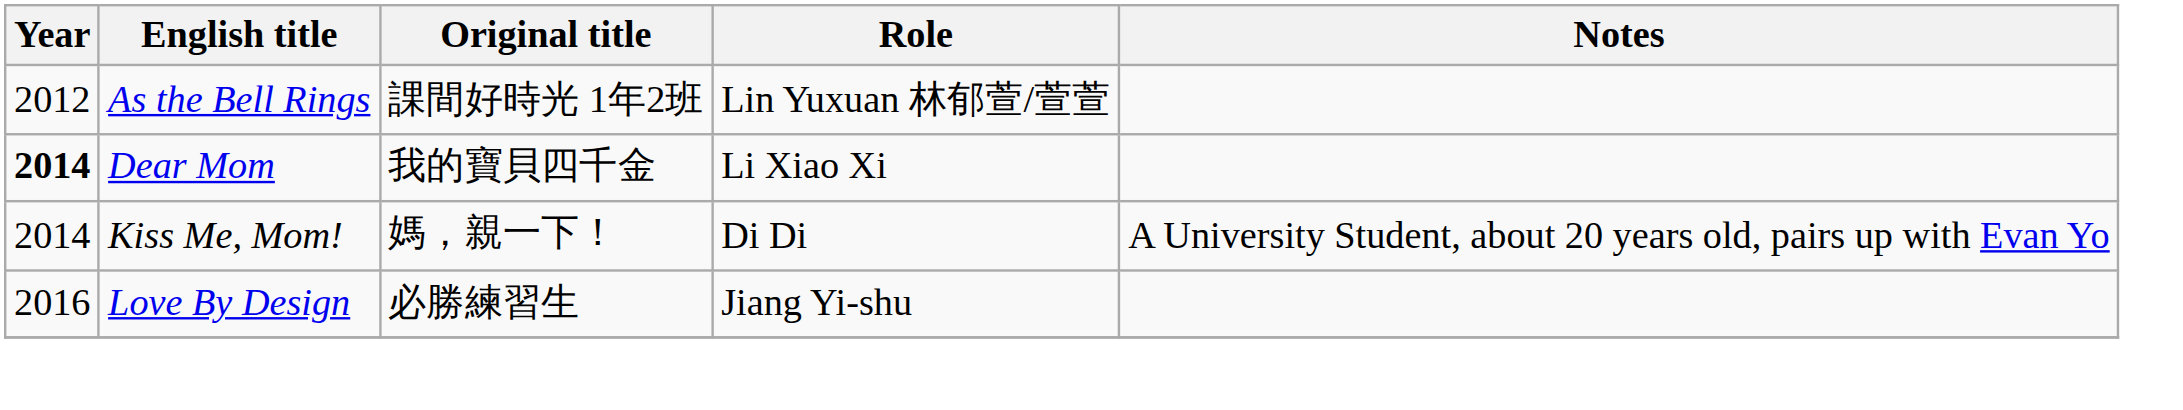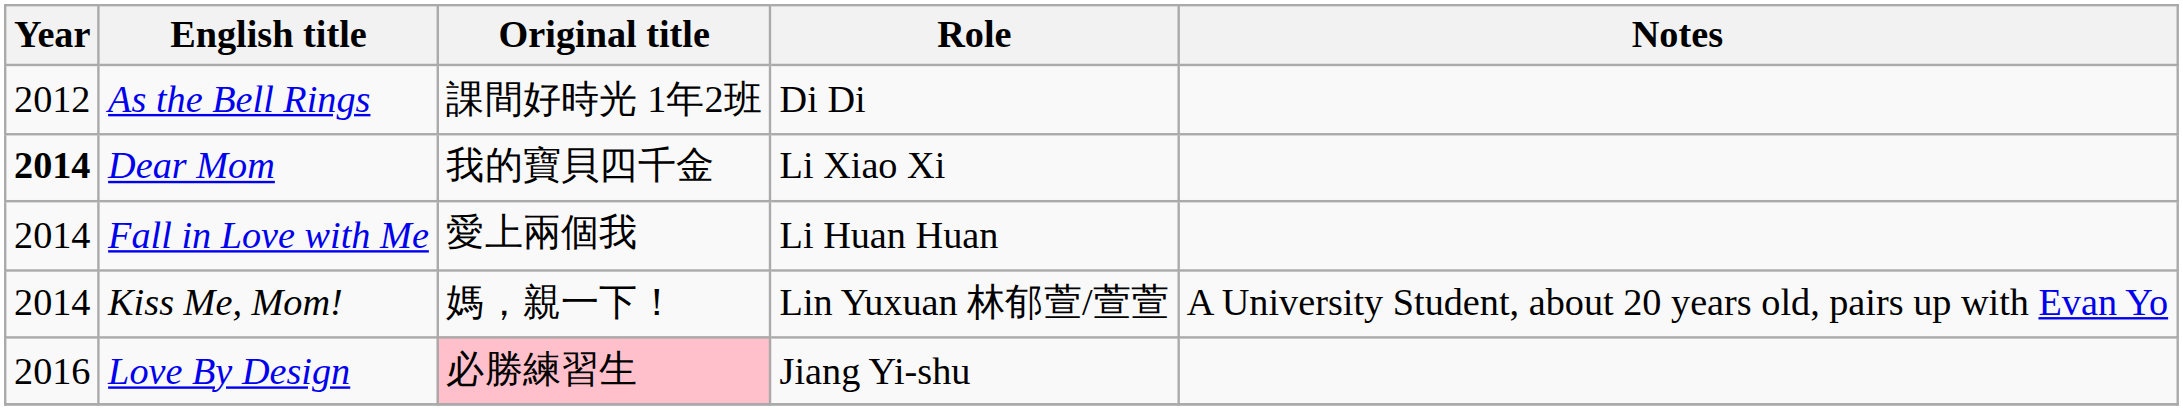(916, 97) Lin Yuxuan 林郁萱/萱萱 -> (823, 99) Di Di
+ row: (268, 234)
(764, 234) Di Di -> (974, 301) Lin Yuxuan 林郁萱/萱萱
(484, 301) no background -> (542, 369) pink background
